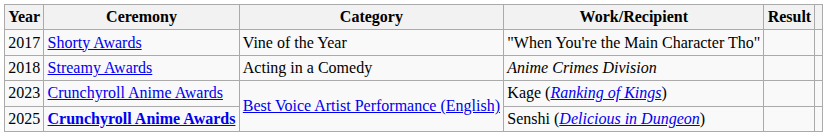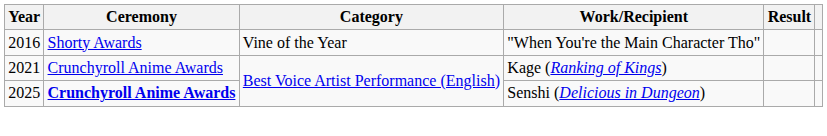(24, 42) 2017 -> (24, 42) 2016
- row: (582, 67)
(24, 93) 2023 -> (24, 67) 2021
